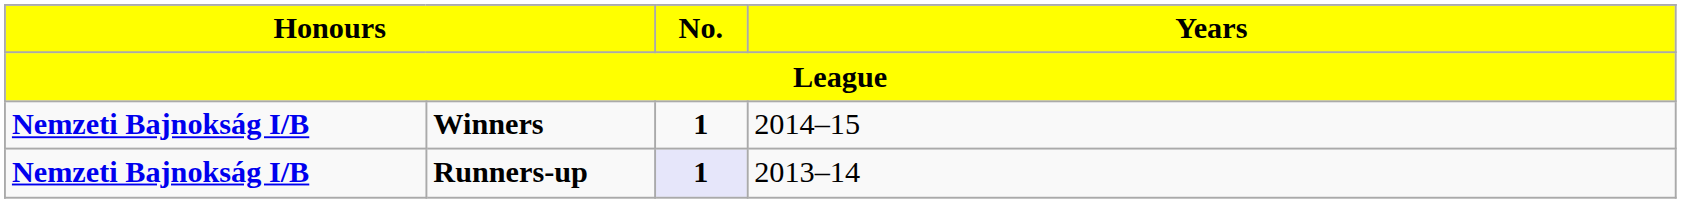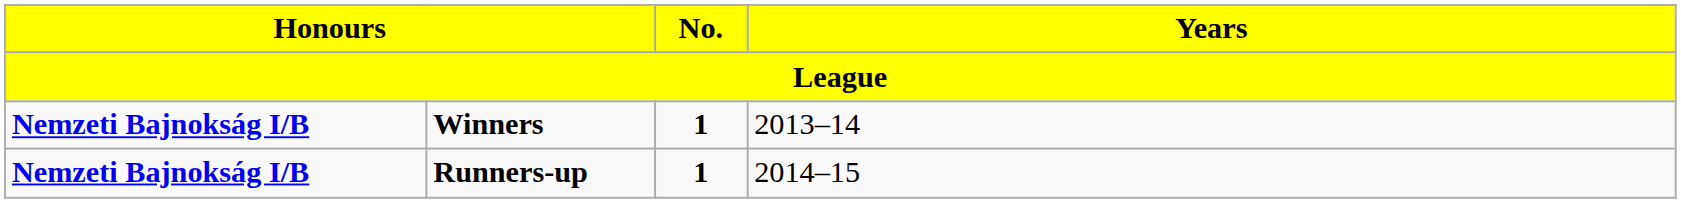(807, 124) 2014–15 -> (807, 124) 2013–14
(701, 172) lavender background -> (701, 172) no background
(807, 172) 2013–14 -> (807, 172) 2014–15
